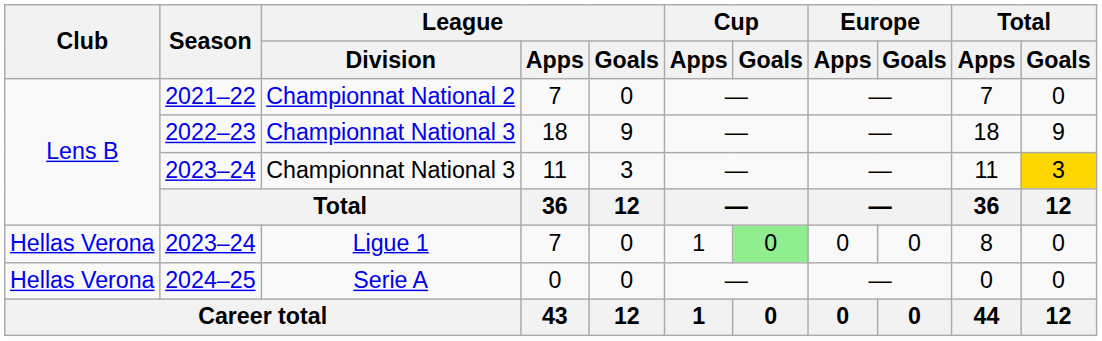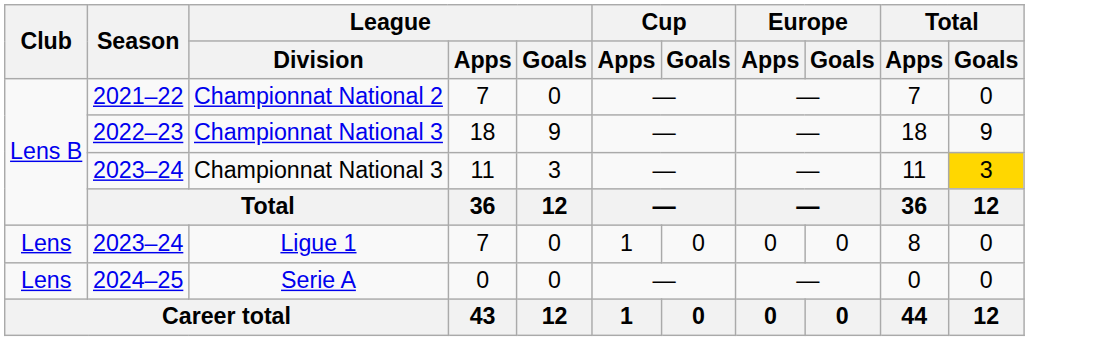(82, 243) Hellas Verona -> (46, 243) Lens
(771, 243) lightgreen background -> (698, 243) no background
(82, 280) Hellas Verona -> (46, 280) Lens
